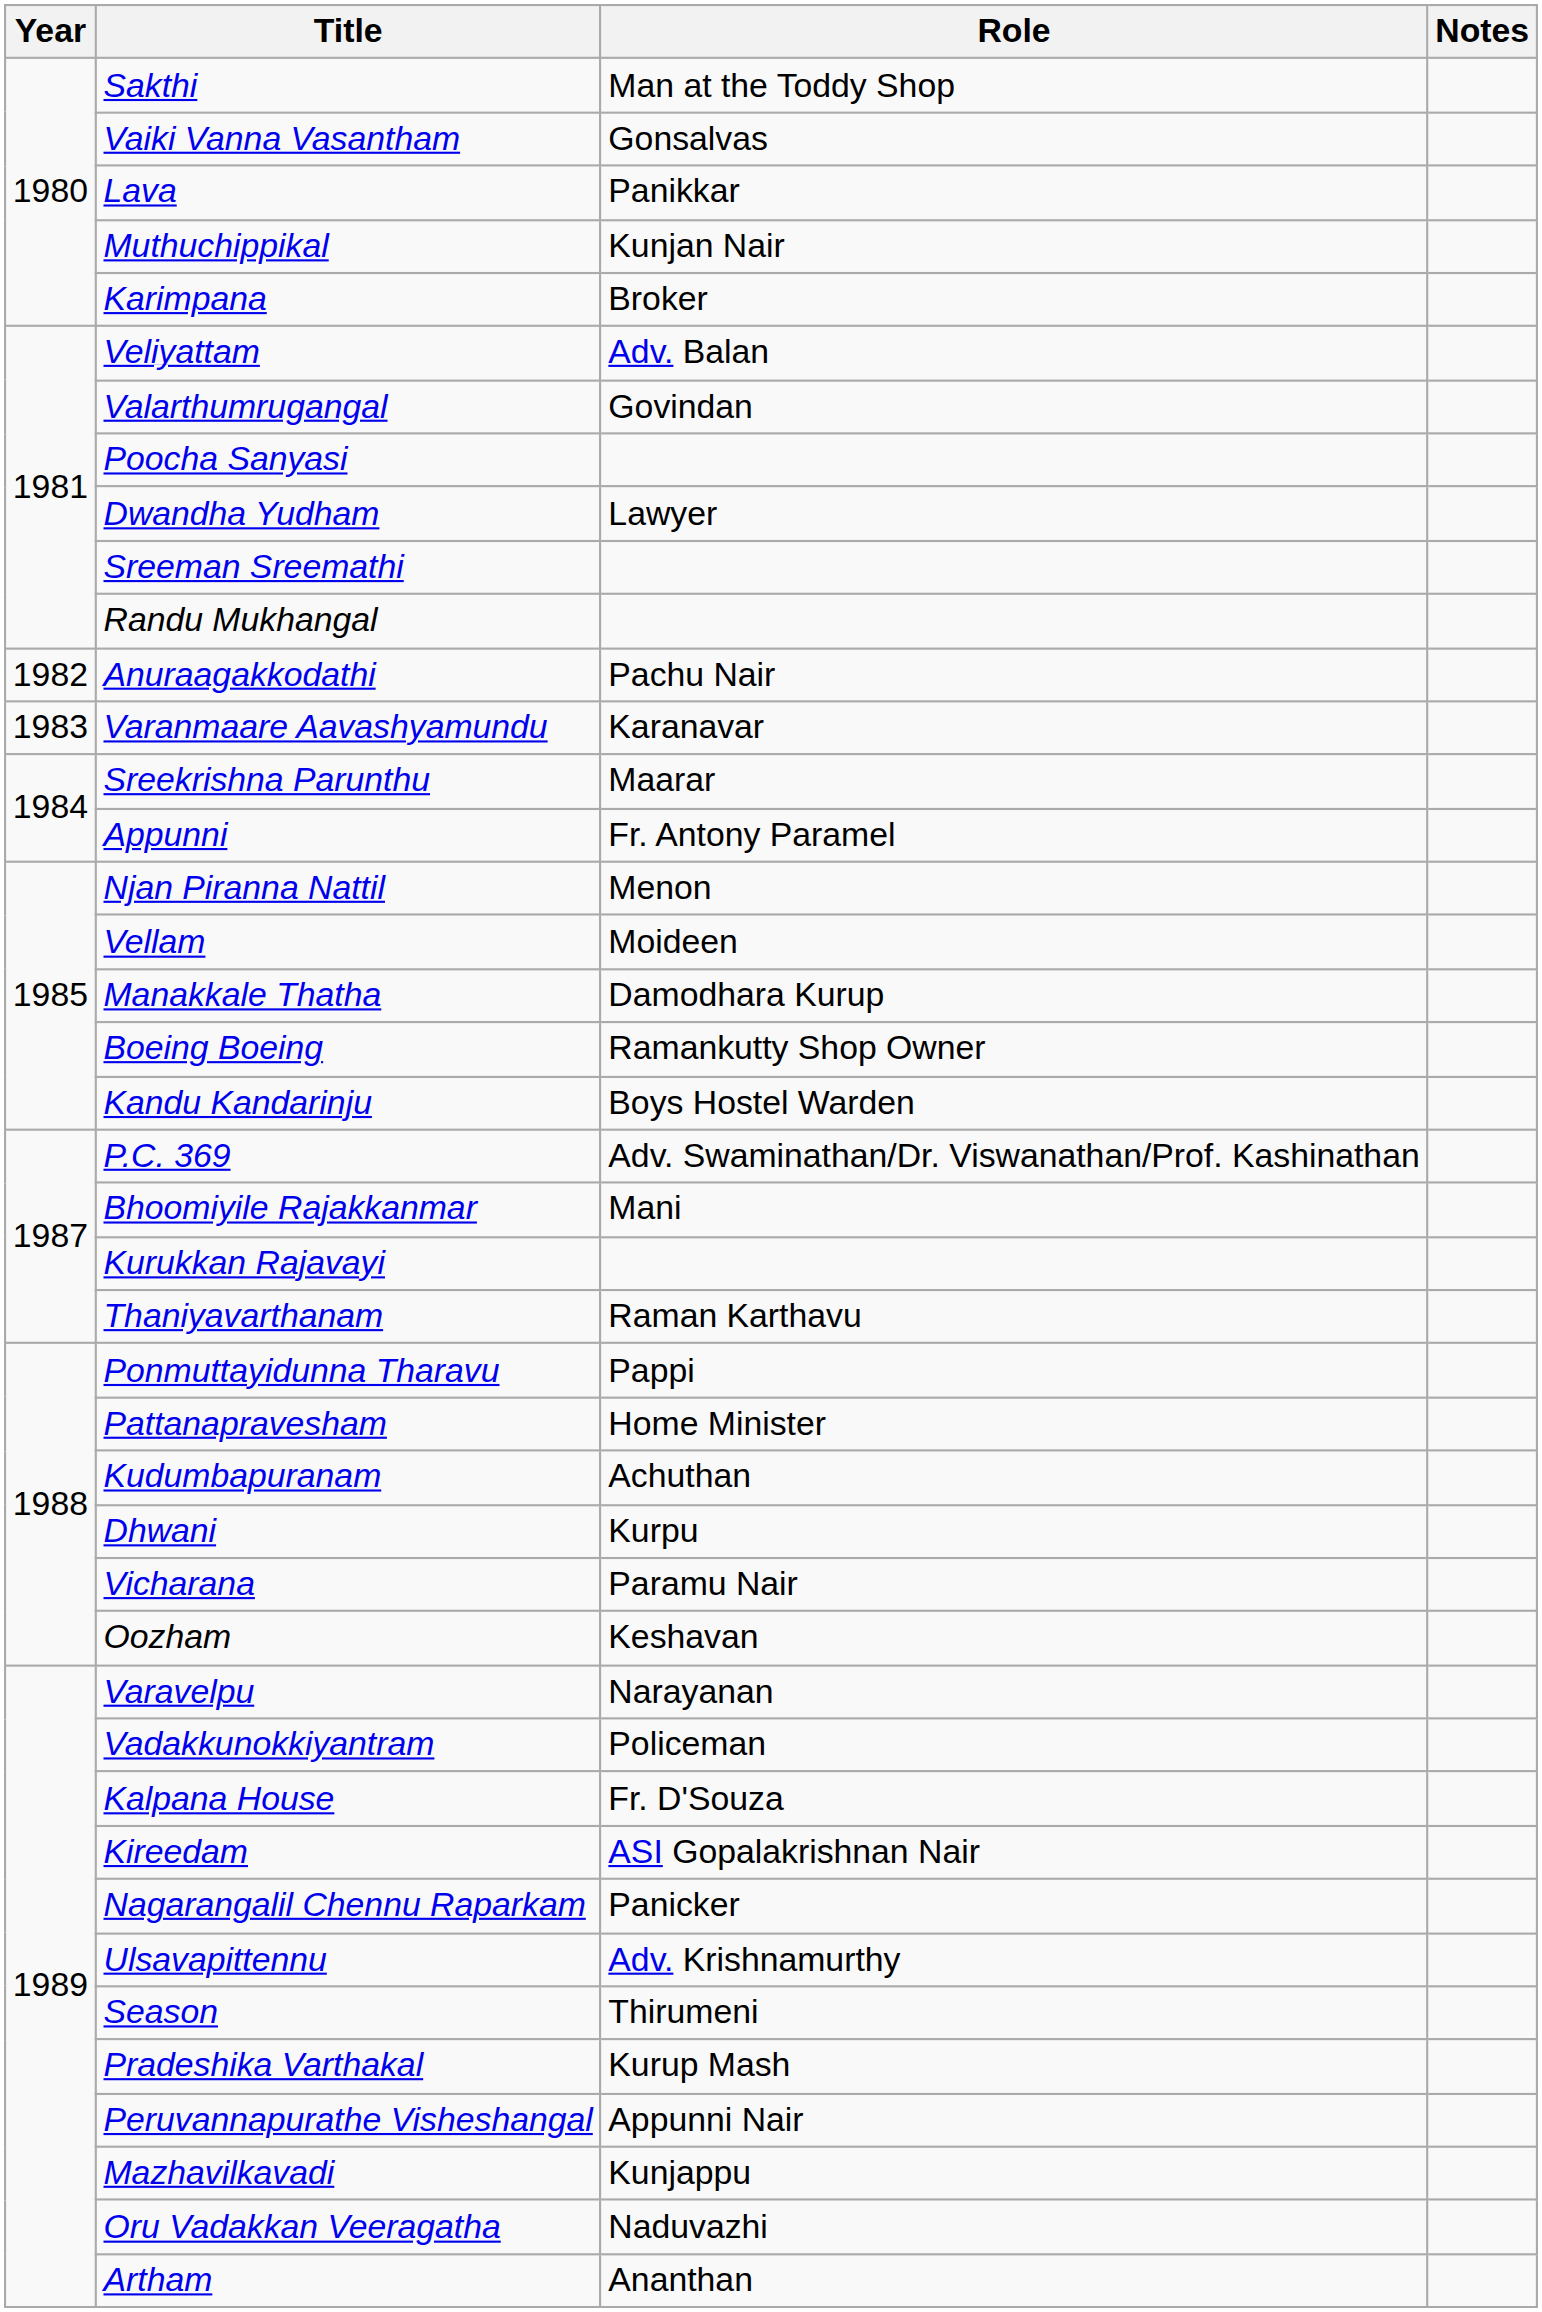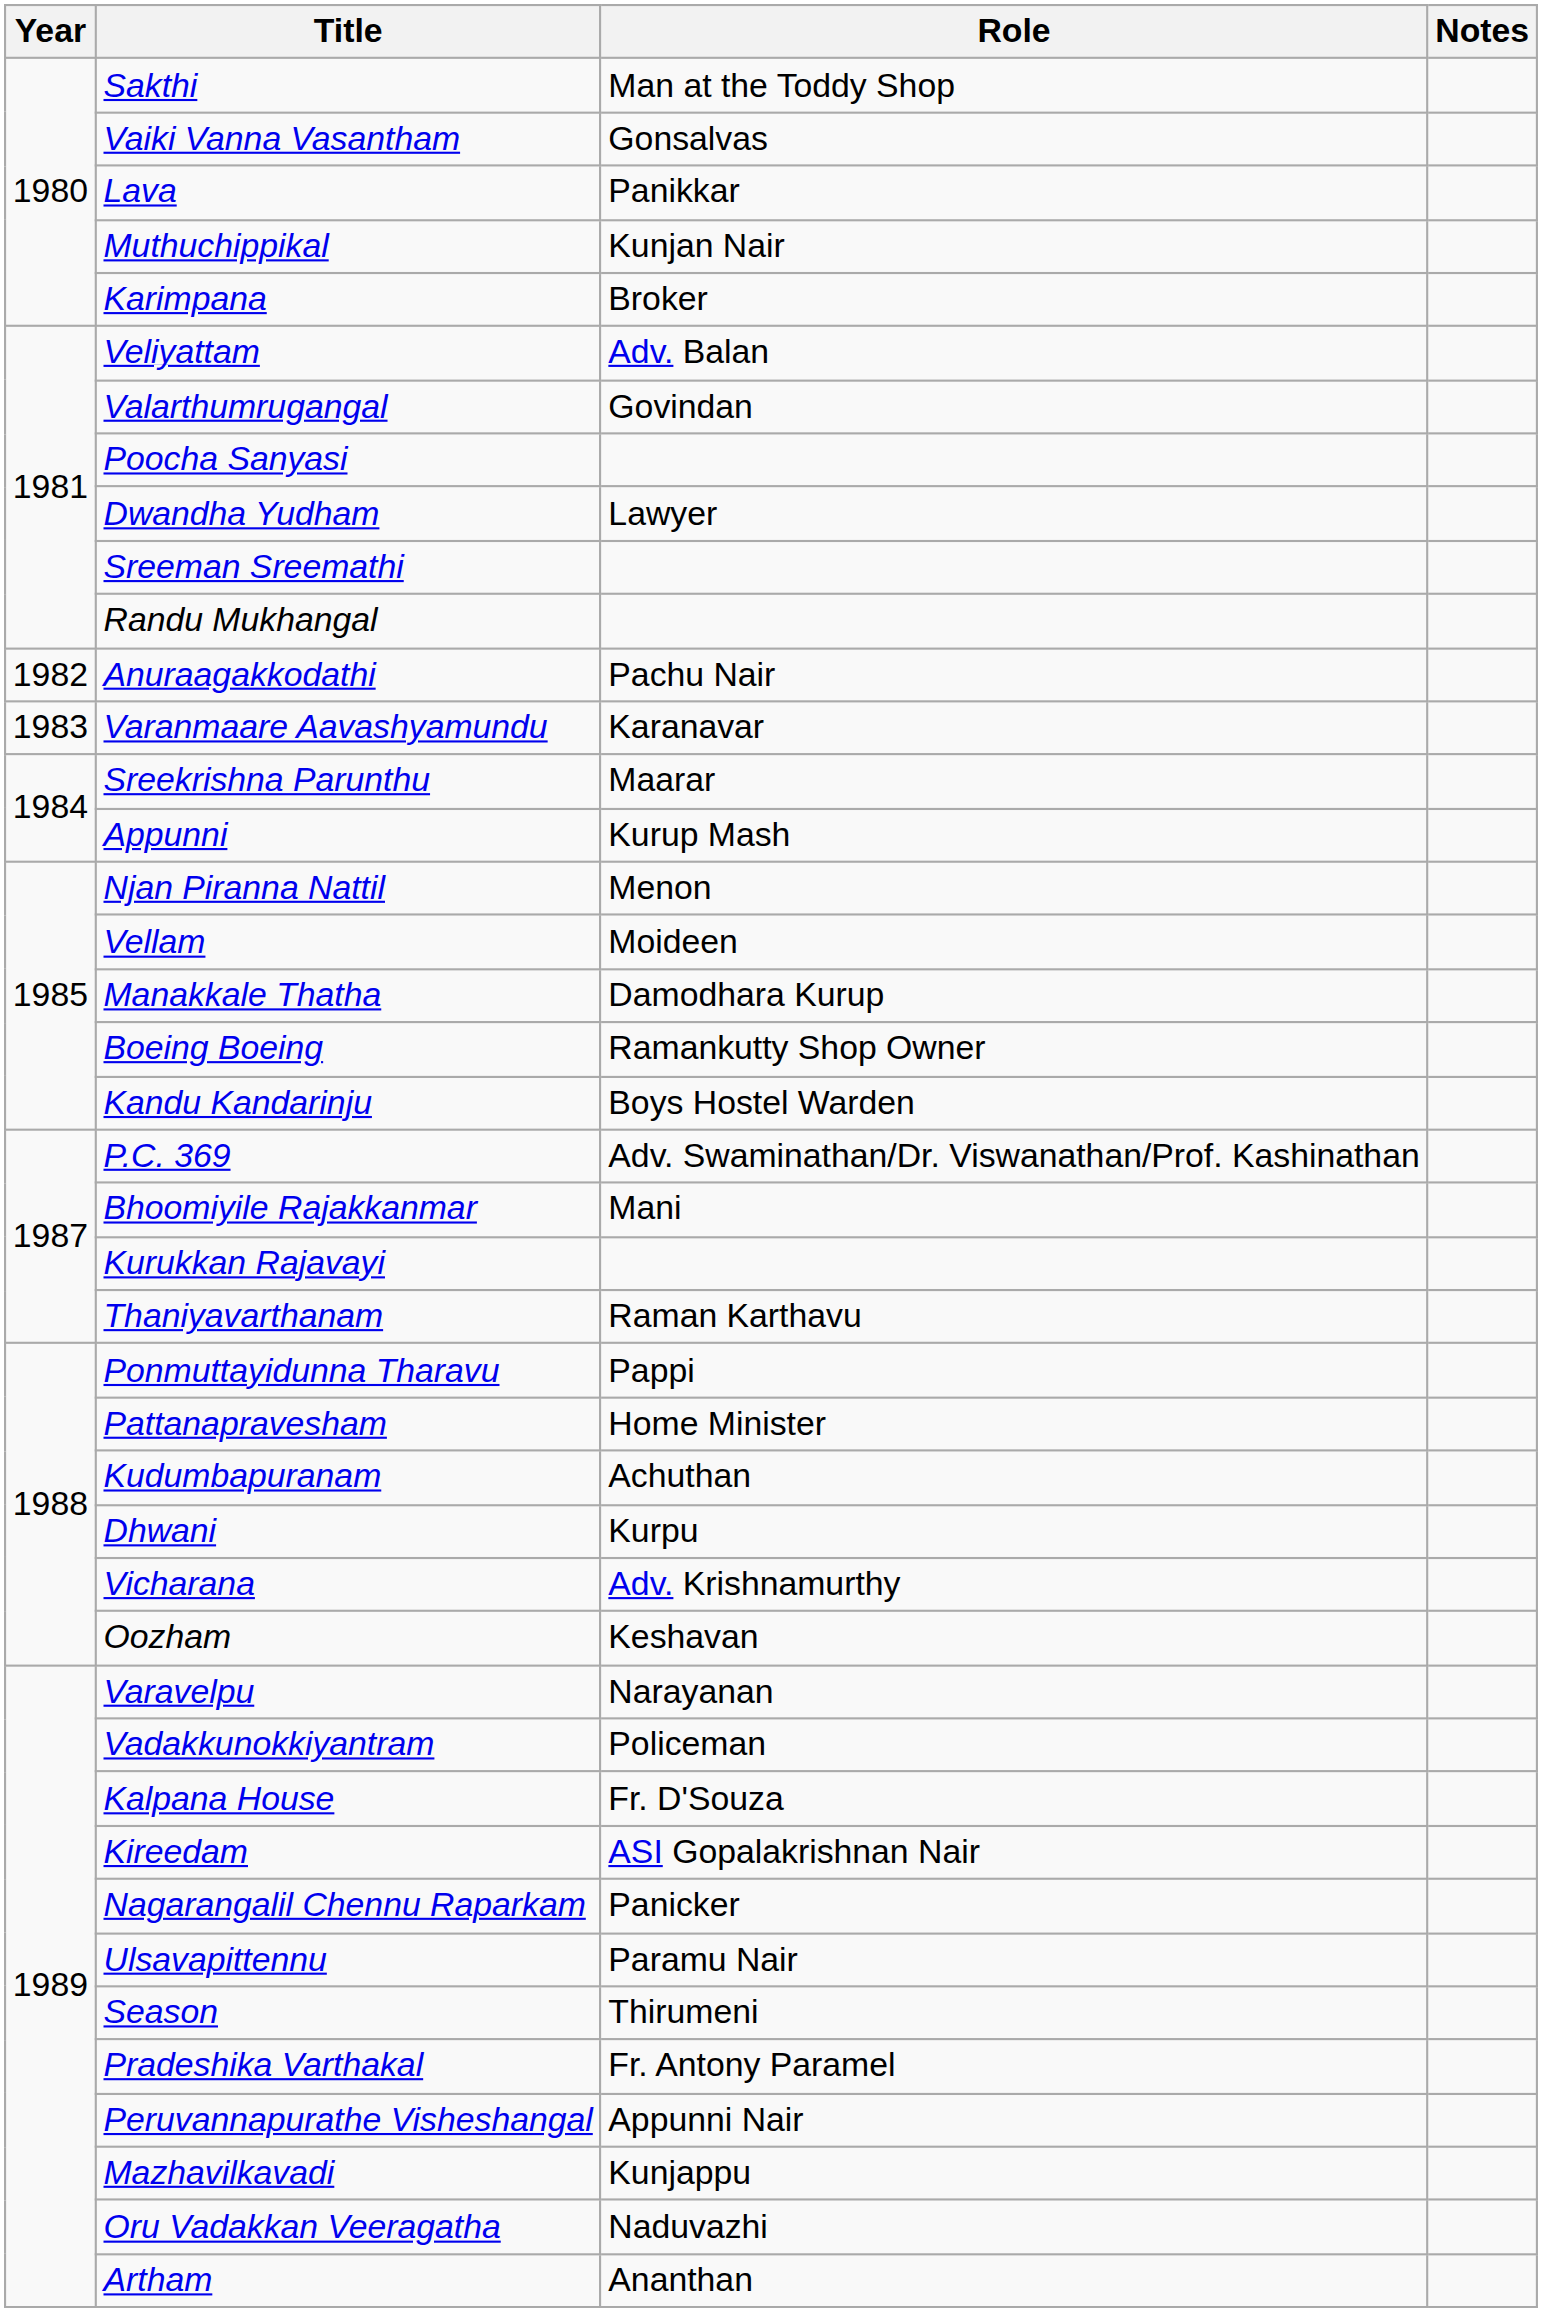(752, 834) Fr. Antony Paramel -> (699, 834) Kurup Mash
(703, 1583) Paramu Nair -> (754, 1583) Adv. Krishnamurthy
(754, 1958) Adv. Krishnamurthy -> (703, 1958) Paramu Nair
(699, 2065) Kurup Mash -> (752, 2065) Fr. Antony Paramel
